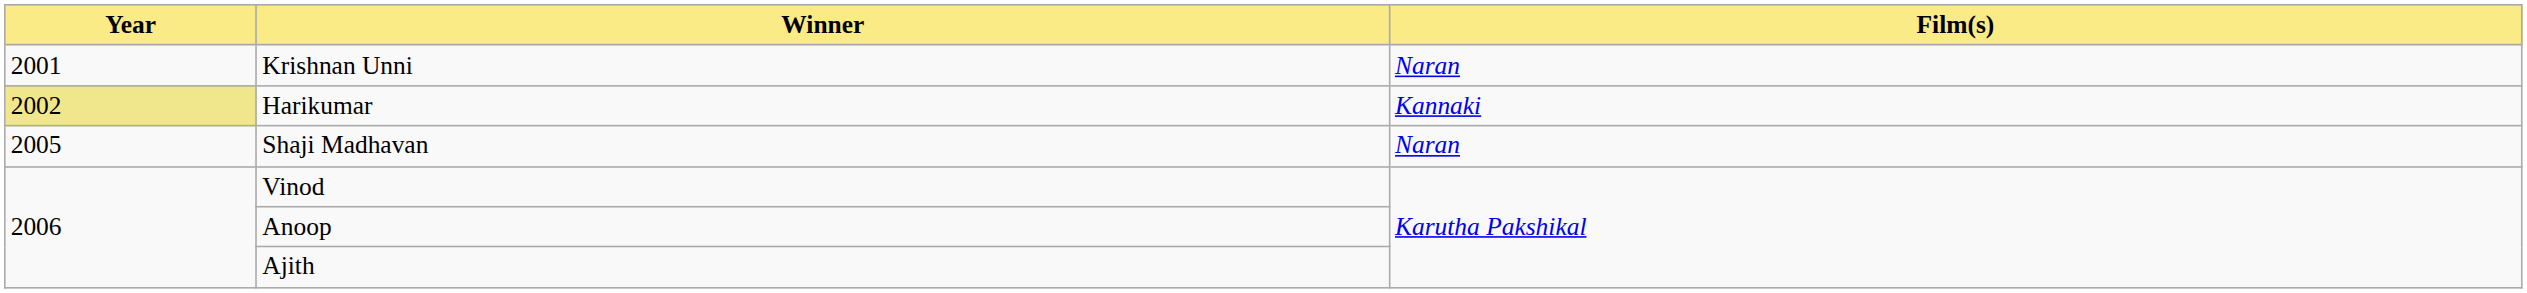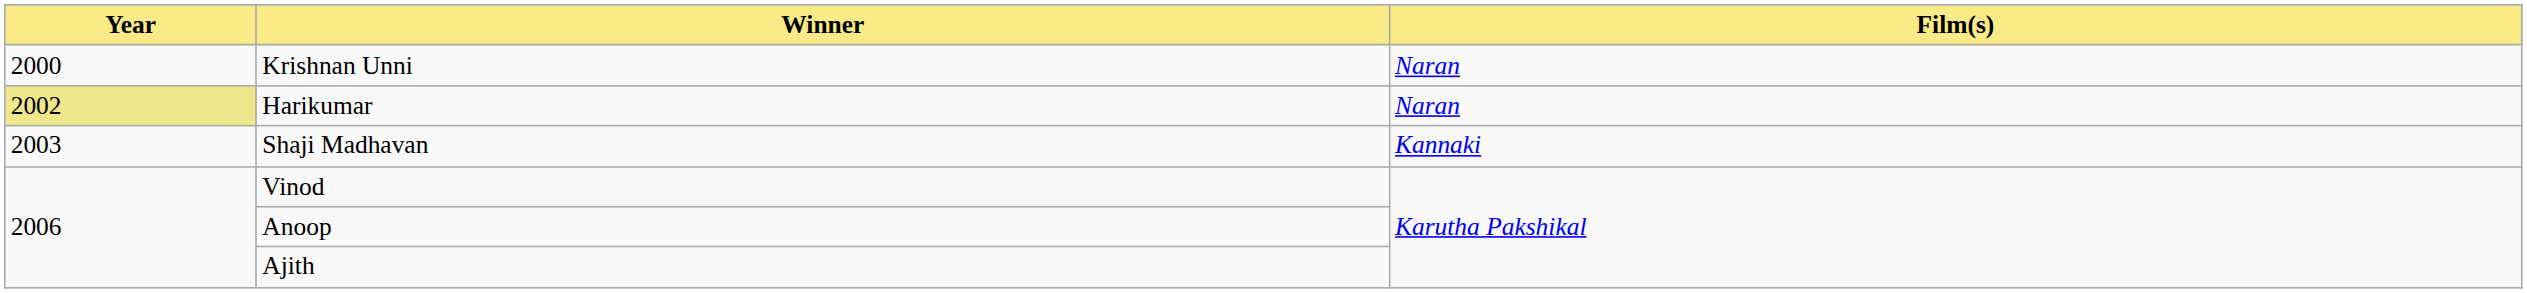(36, 65) 2001 -> (36, 65) 2000
(1438, 105) Kannaki -> (1427, 105) Naran
(36, 145) 2005 -> (36, 145) 2003
(1427, 145) Naran -> (1438, 145) Kannaki
